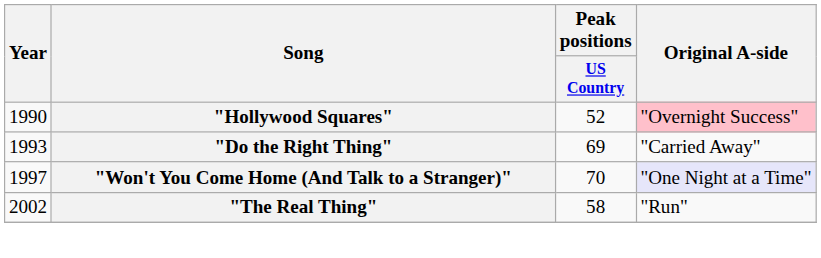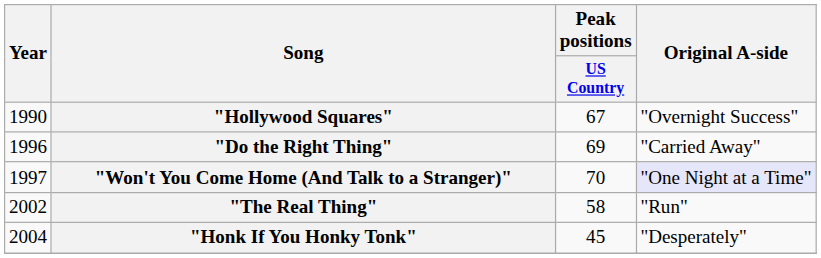(596, 116) 52 -> (596, 116) 67
(719, 116) pink background -> (719, 116) no background
(28, 147) 1993 -> (28, 147) 1996
+ row: (303, 237)
